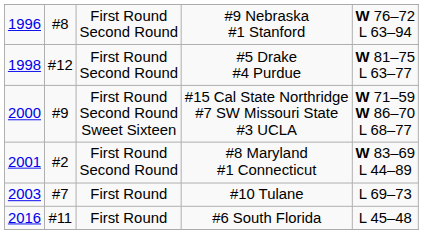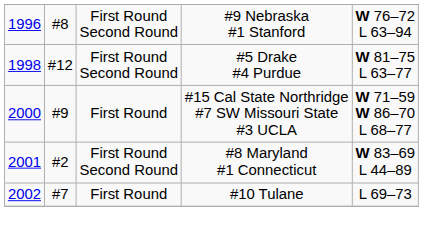(129, 113) First Round Second Round Sweet Sixteen -> (129, 113) First Round
(24, 194) 2003 -> (24, 194) 2002
- row: (267, 217)
